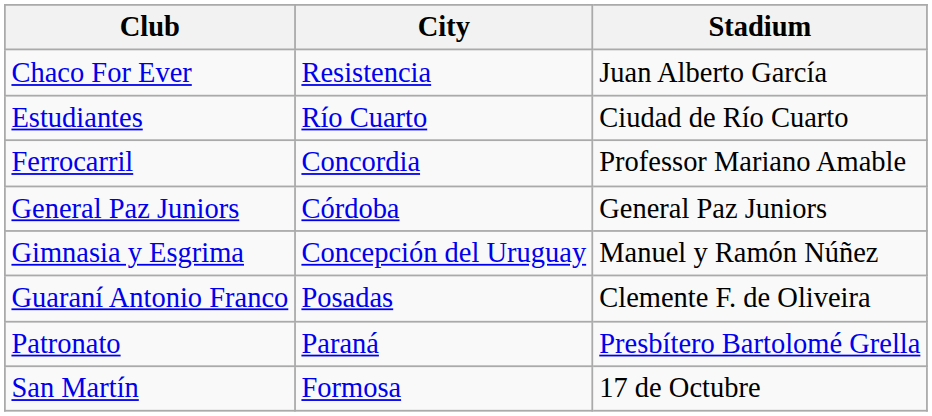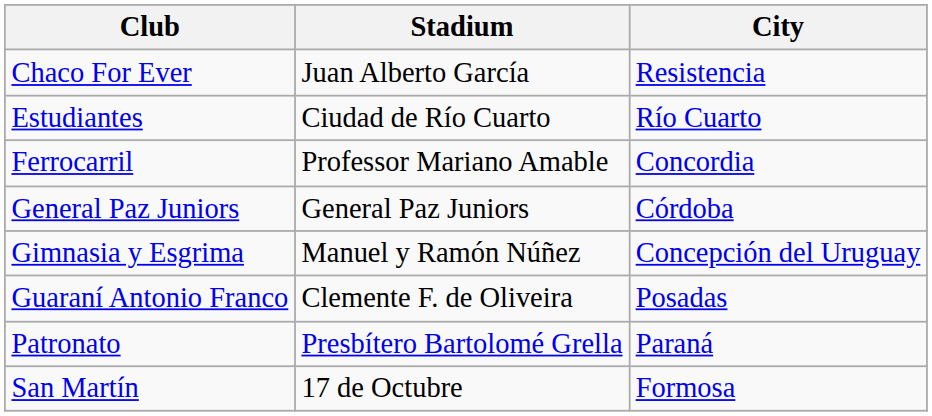columns swapped: (444, 27) <-> (760, 27)
